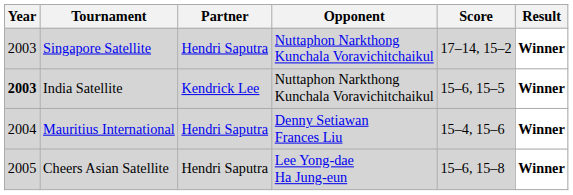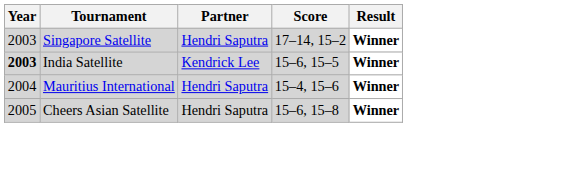- column: (354, 16)
